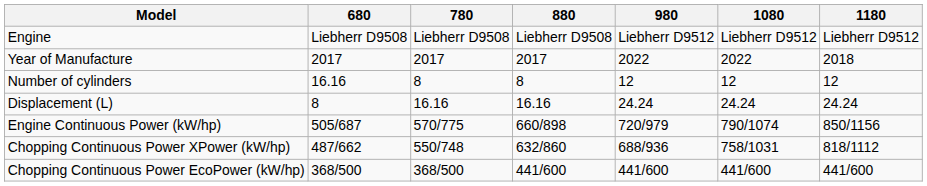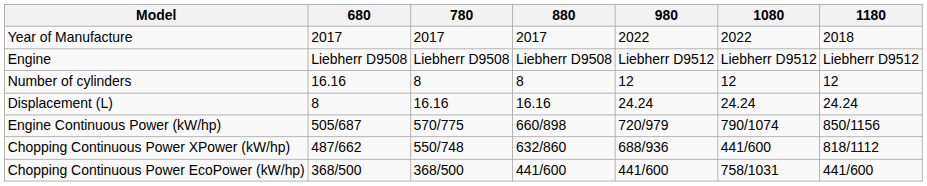rows swapped: (70, 59) <-> (29, 37)
(750, 147) 758/1031 -> (746, 147) 441/600
(746, 170) 441/600 -> (750, 170) 758/1031
